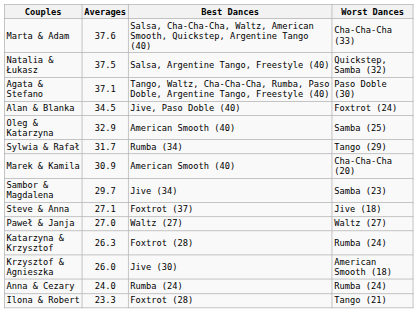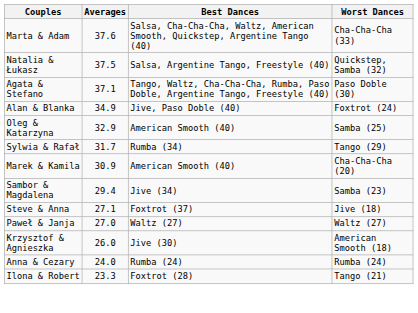(105, 108) 34.5 -> (105, 108) 34.9
(105, 190) 29.7 -> (105, 190) 29.4
- row: (35, 243)
